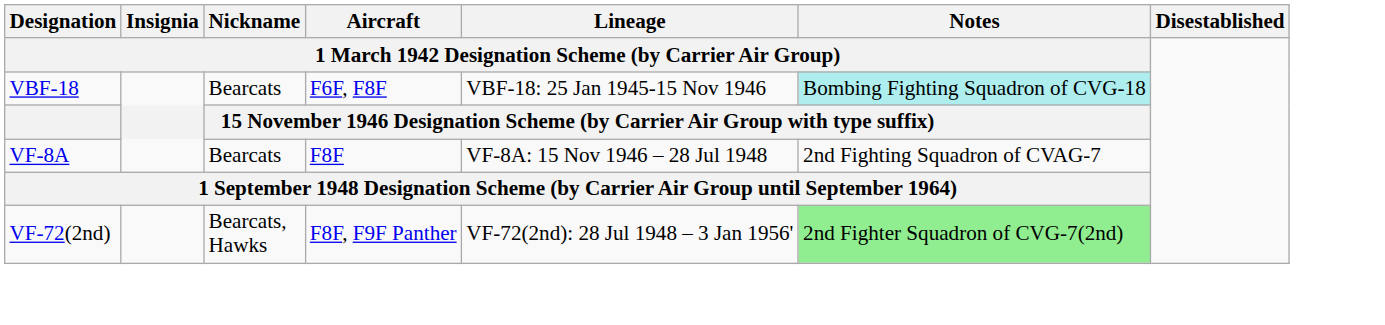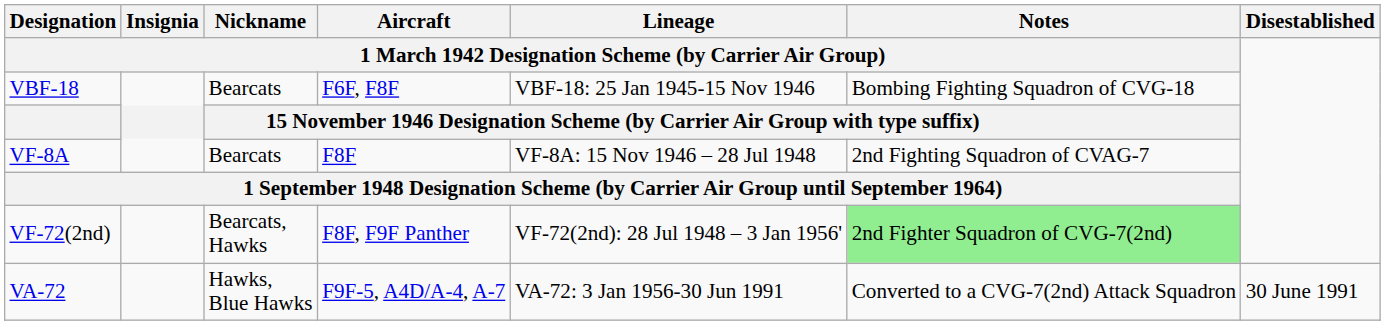(974, 88) paleturquoise background -> (1023, 88) no background
+ row: (37, 291)
